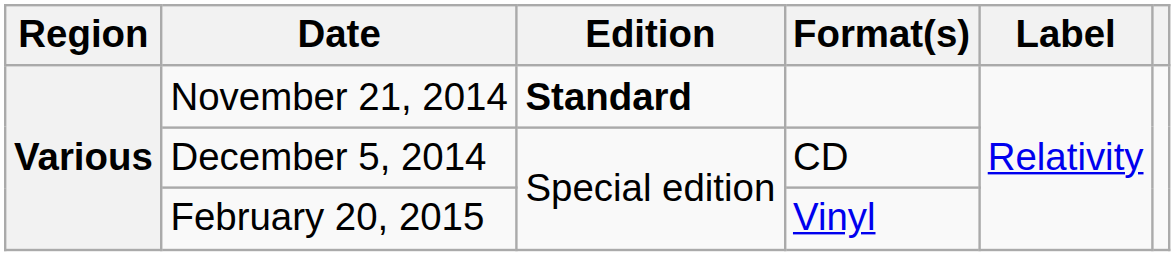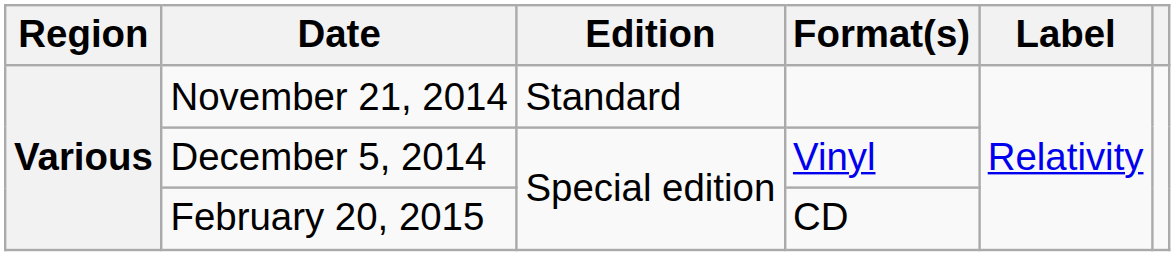(609, 95) bold -> (603, 95) normal
(821, 156) CD -> (834, 156) Vinyl
(834, 217) Vinyl -> (821, 217) CD
